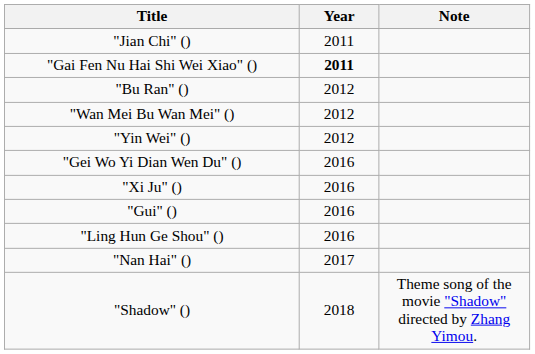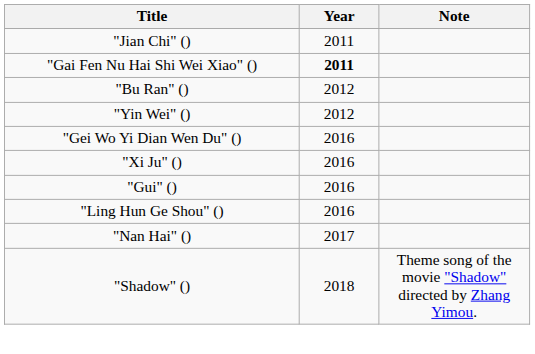- row: (152, 114)
